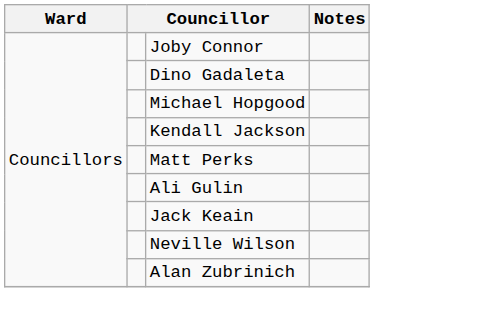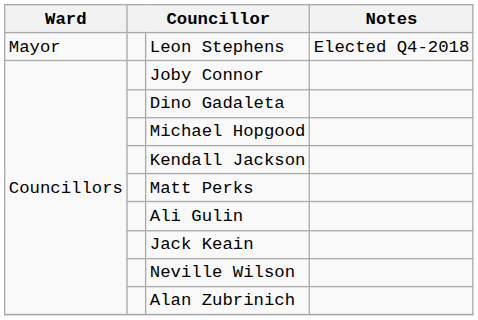+ row: (217, 47)
